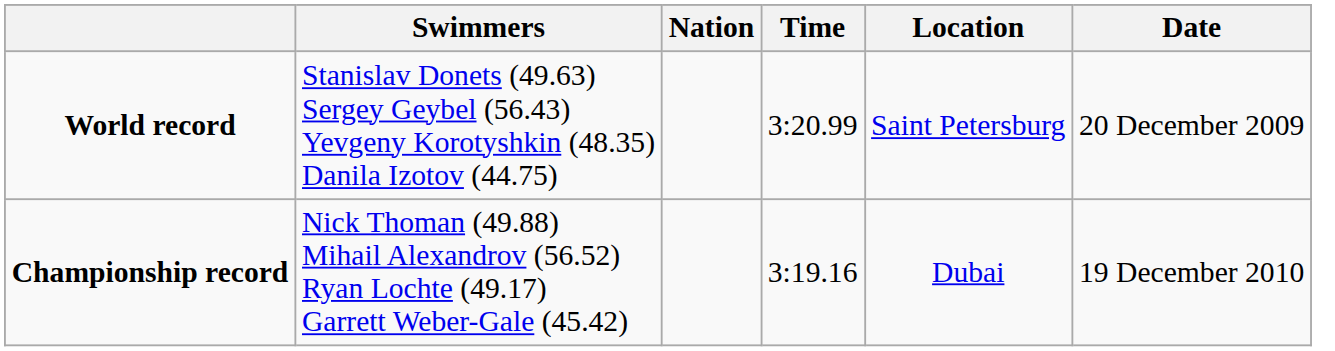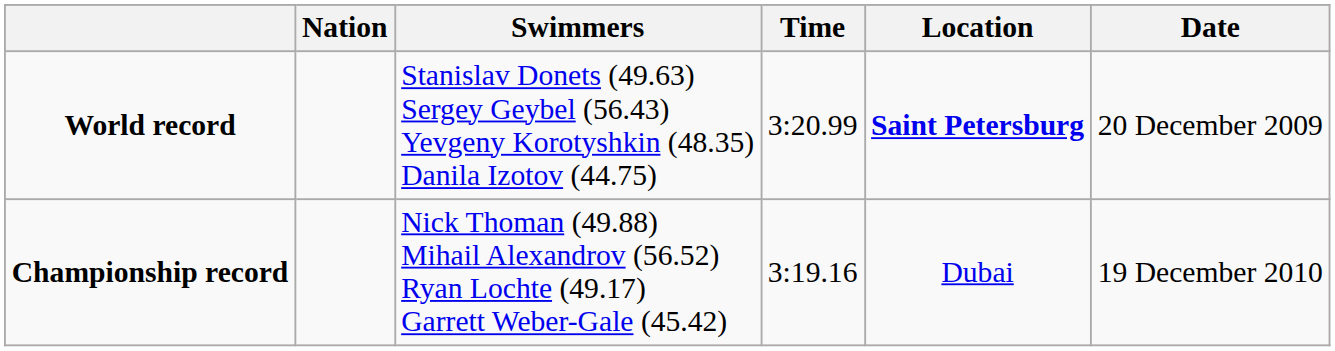columns swapped: (711, 27) <-> (478, 27)
(968, 124) normal -> (978, 124) bold
